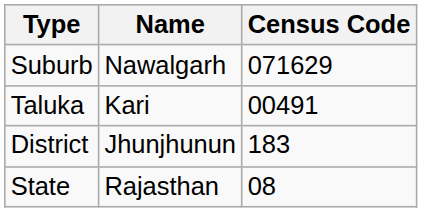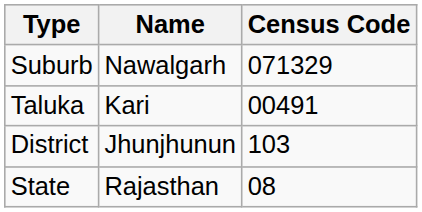(290, 65) 071629 -> (290, 65) 071329
(269, 145) 183 -> (269, 145) 103
